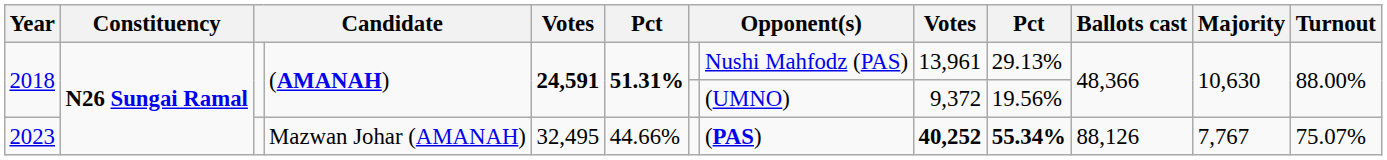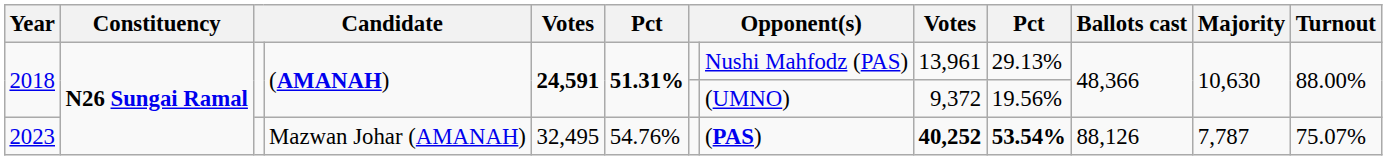(645, 136) 44.66% -> (645, 136) 54.76%
(1029, 136) 55.34% -> (1029, 136) 53.54%
(1223, 136) 7,767 -> (1223, 136) 7,787
